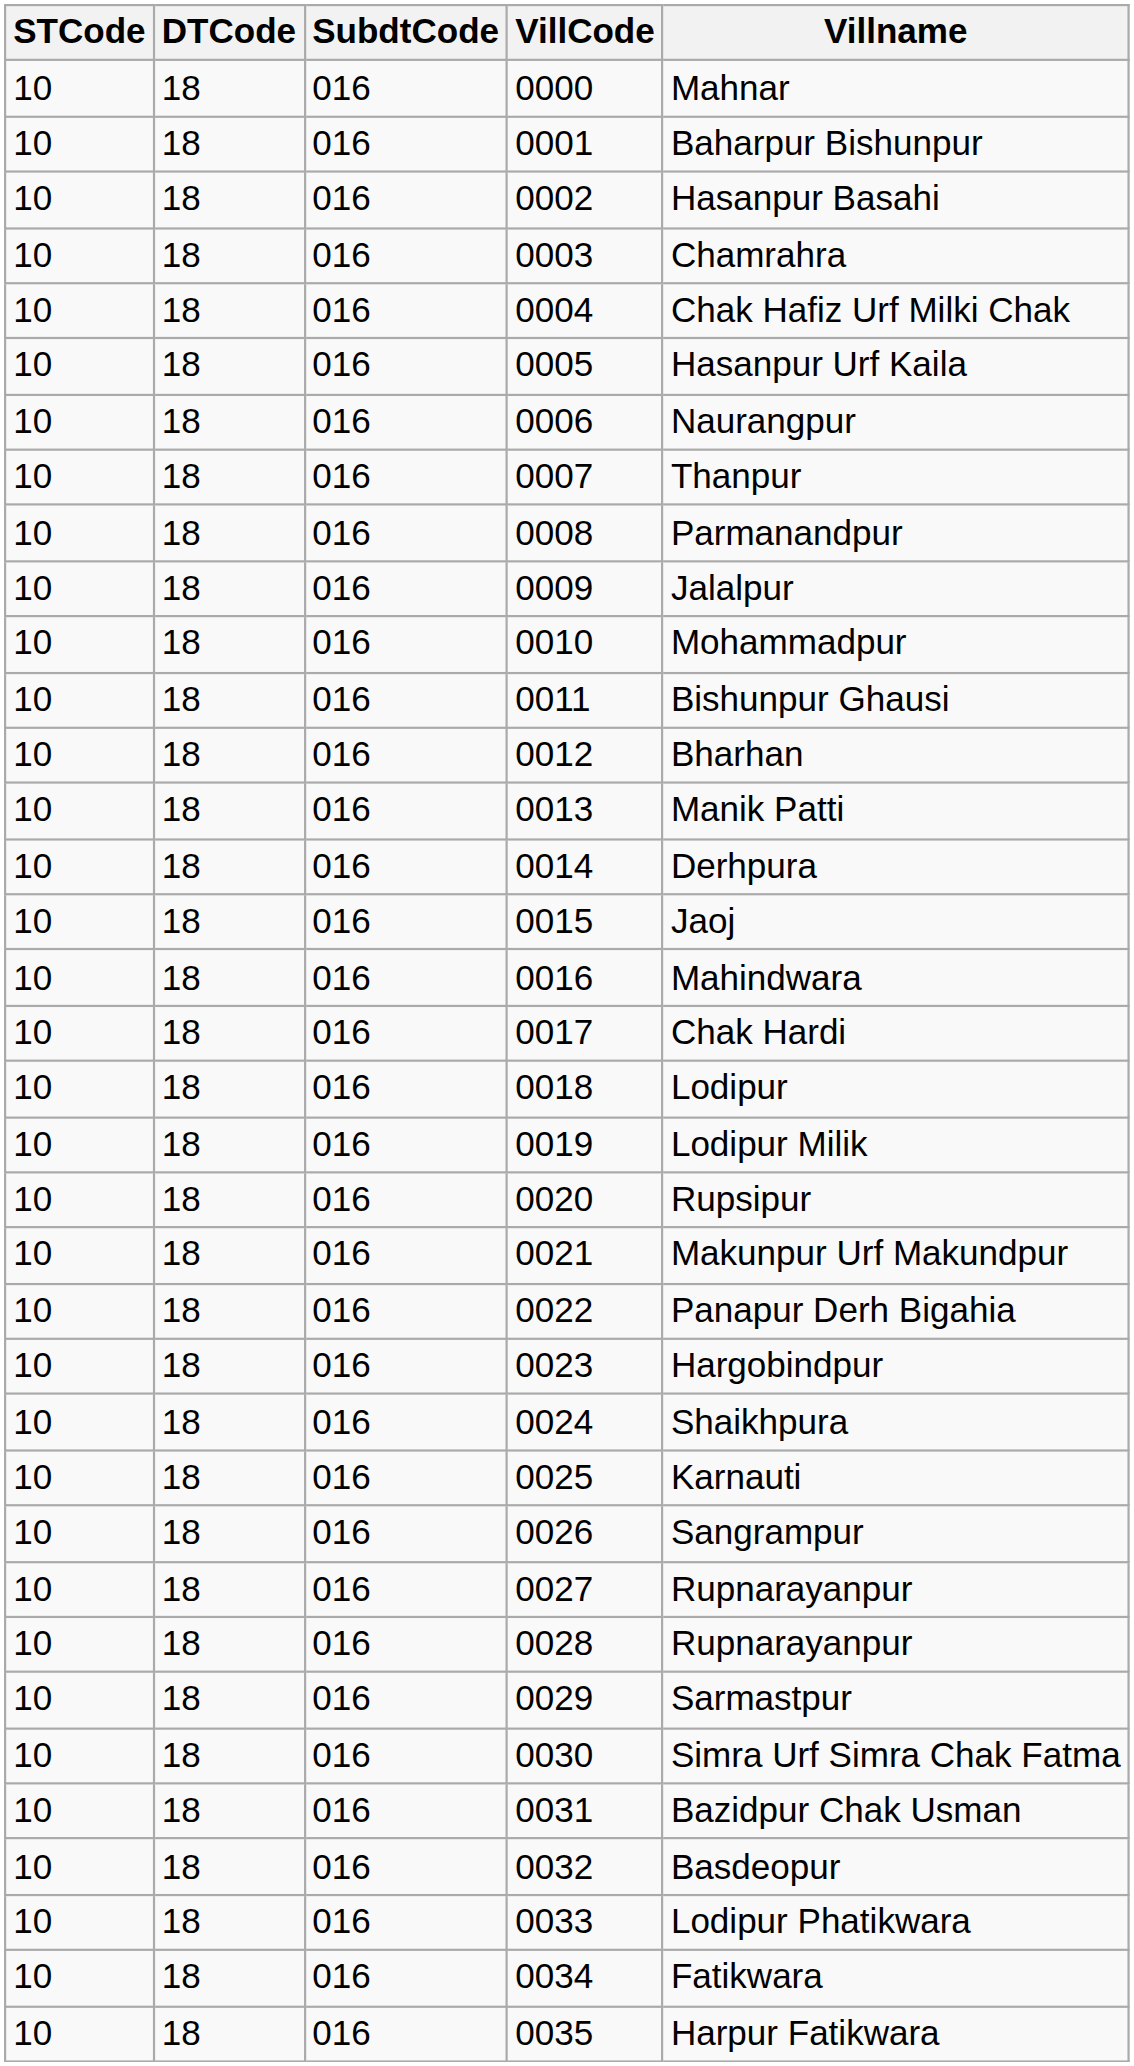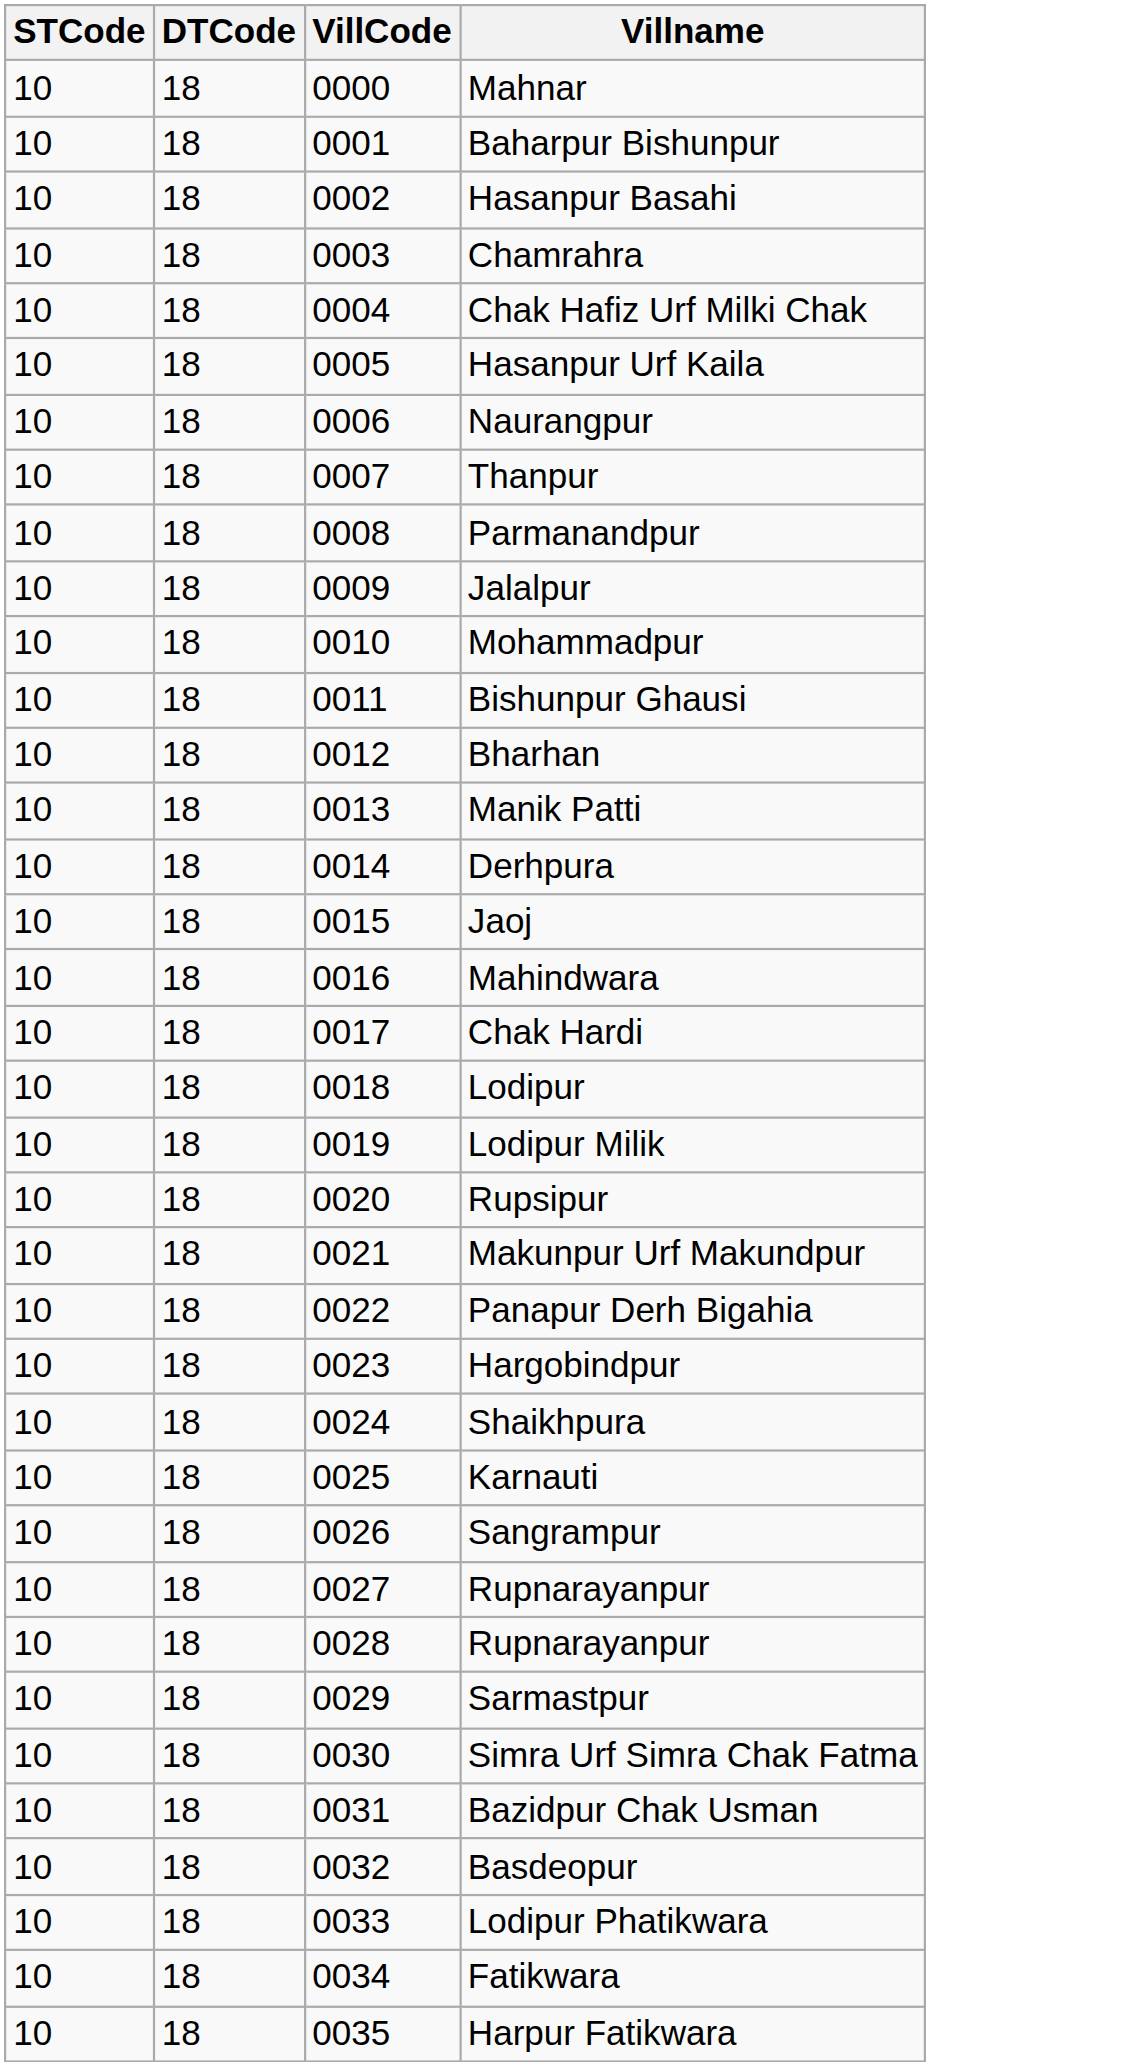- column: (406, 32)
